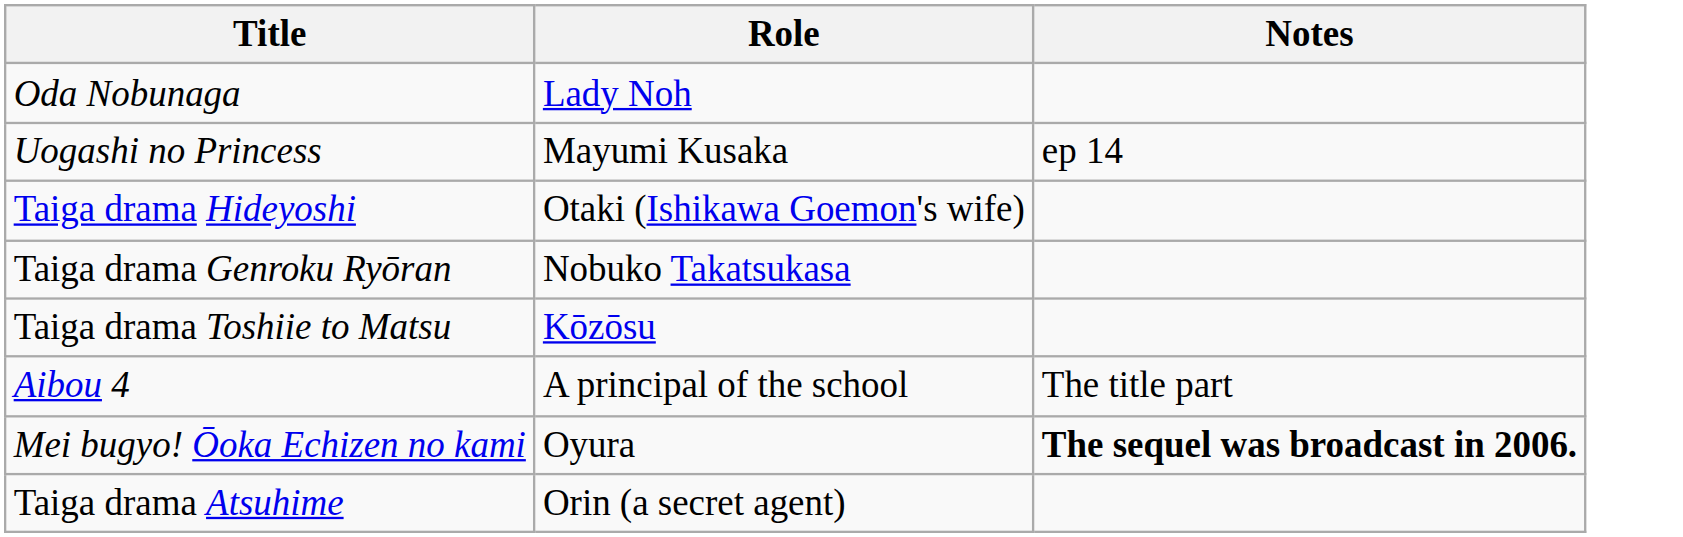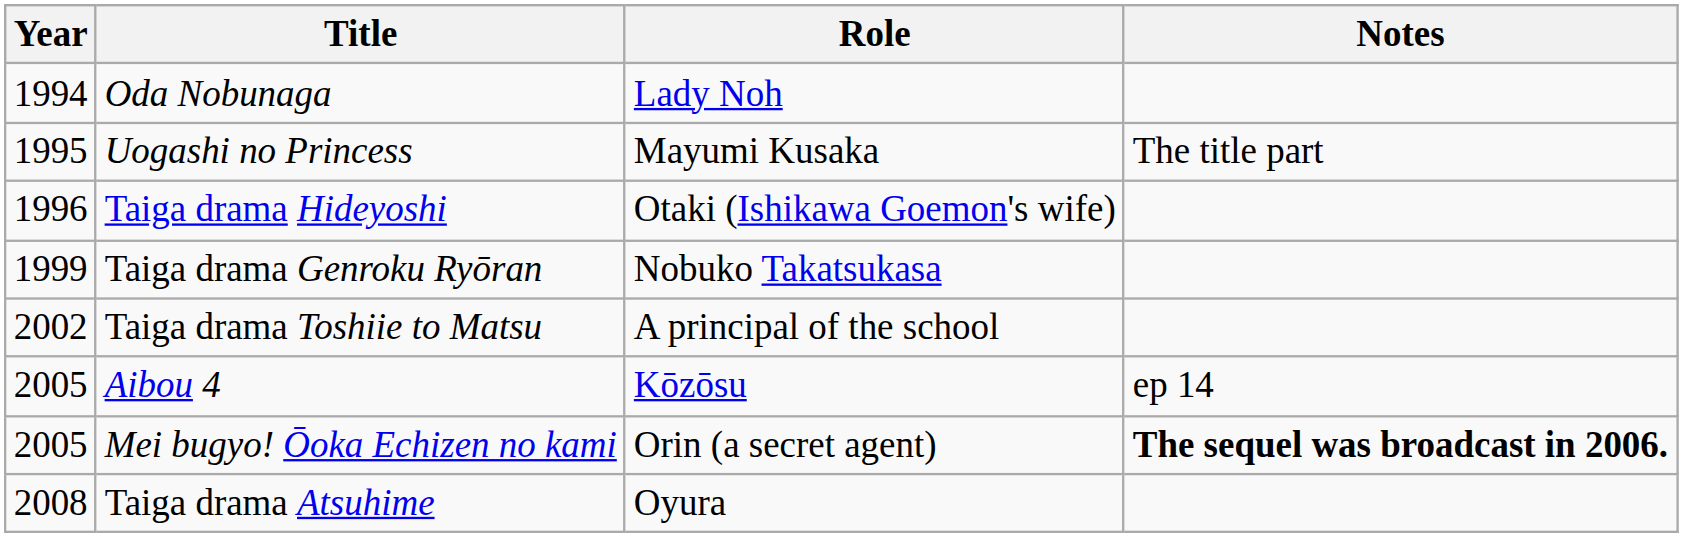+ column: (51, 33)
(1082, 151) ep 14 -> (1228, 151) The title part
(599, 326) Kōzōsu -> (817, 326) A principal of the school
(726, 385) A principal of the school -> (690, 385) Kōzōsu
(1137, 385) The title part -> (1173, 385) ep 14
(589, 444) Oyura -> (785, 444) Orin (a secret agent)
(694, 502) Orin (a secret agent) -> (680, 502) Oyura
